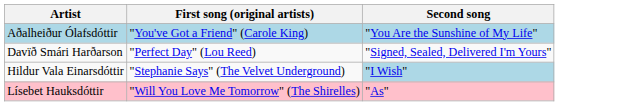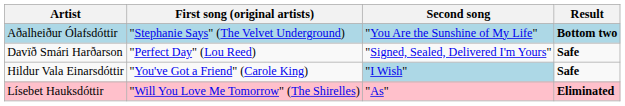+ column: (587, 14)
(219, 33) "You've Got a Friend" (Carole King) -> (237, 33) "Stephanie Says" (The Velvet Underground)
(237, 71) "Stephanie Says" (The Velvet Underground) -> (219, 71) "You've Got a Friend" (Carole King)
